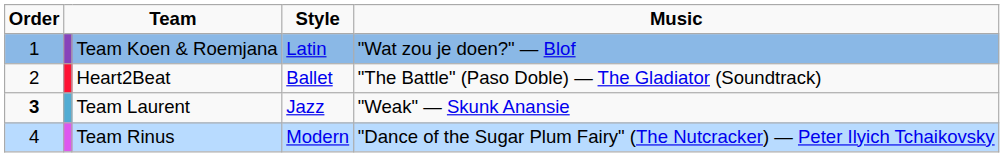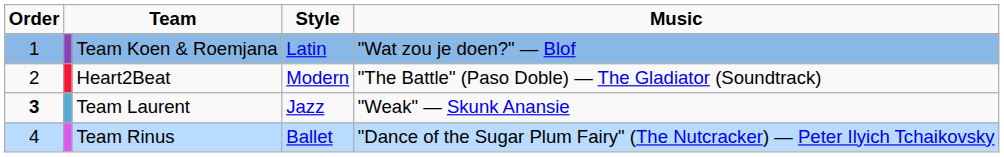(309, 78) Ballet -> (318, 78) Modern
(318, 136) Modern -> (309, 136) Ballet
